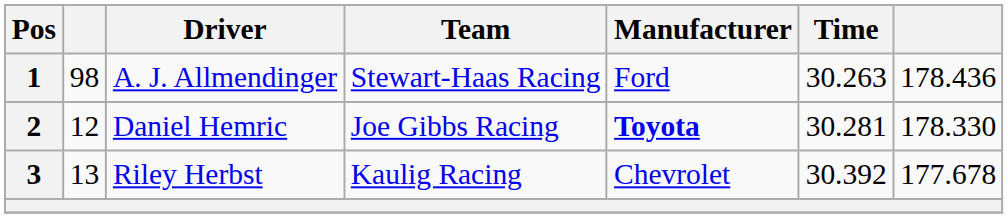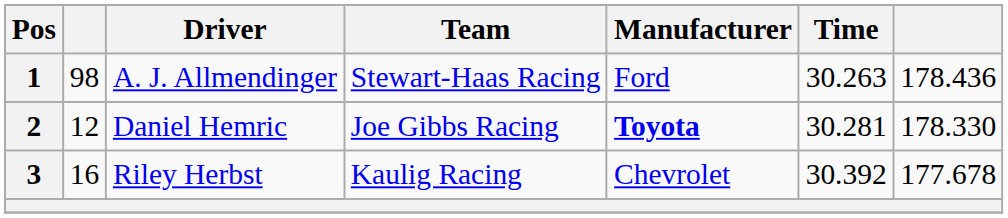(84, 174) 13 -> (84, 174) 16
